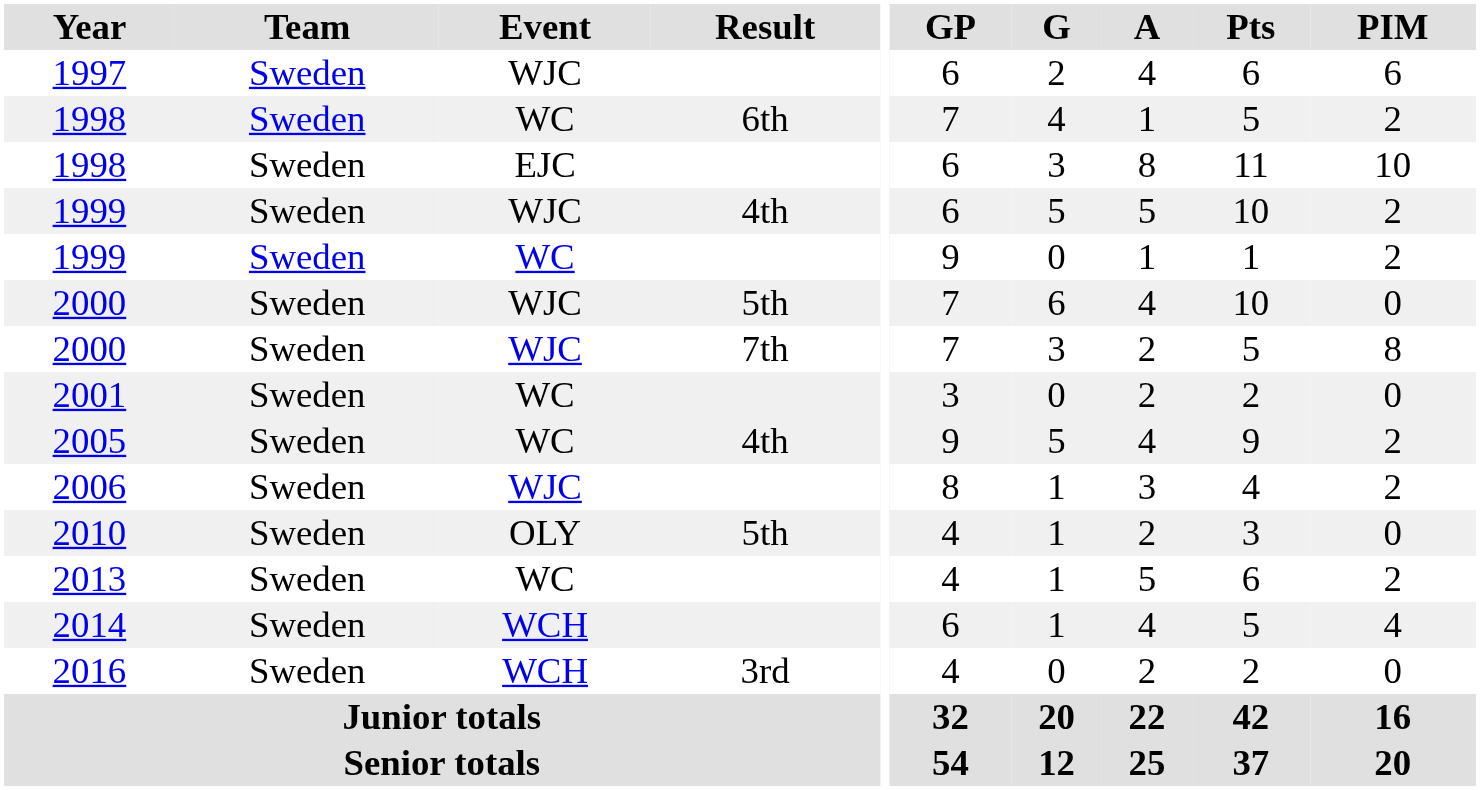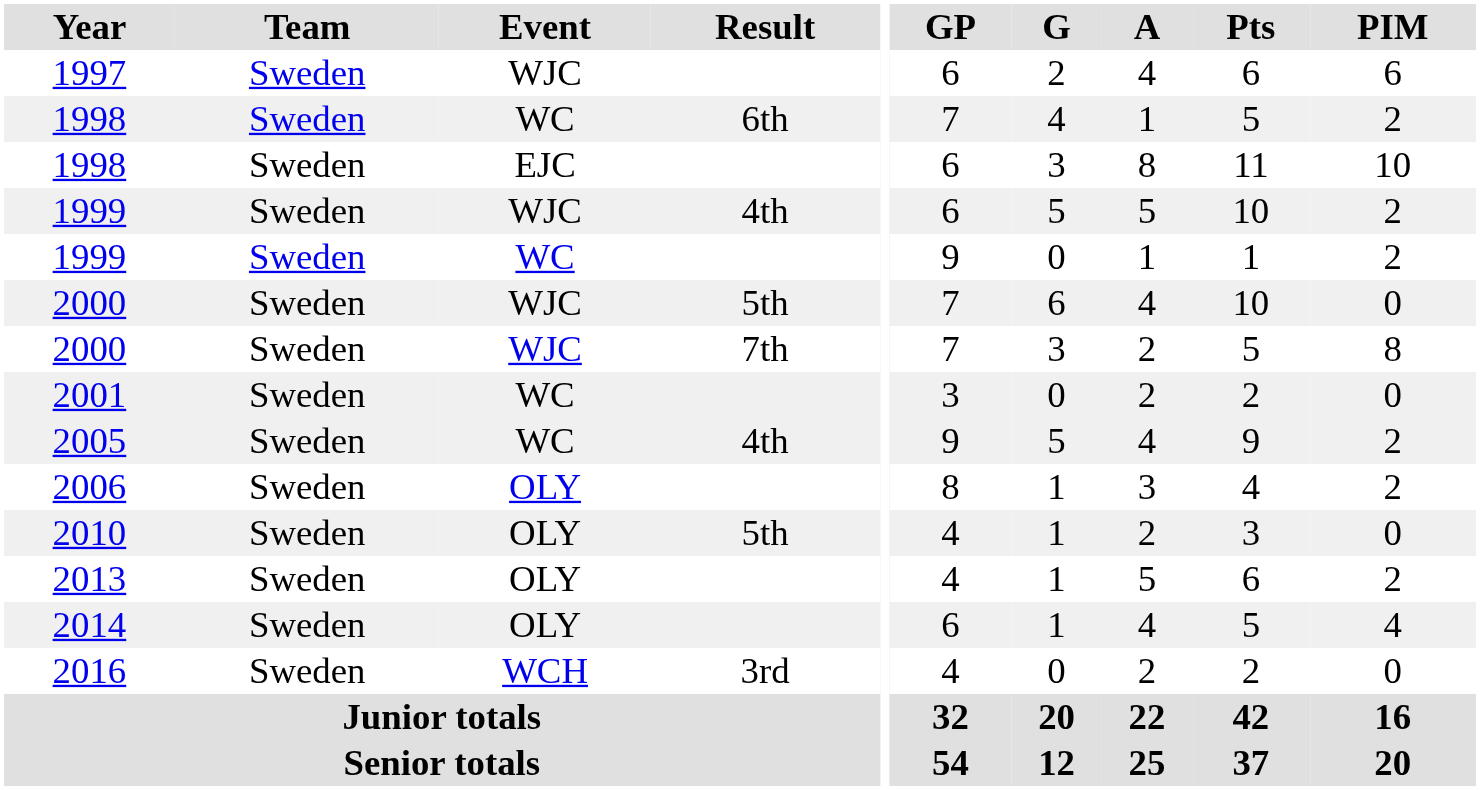(545, 486) WJC -> (545, 486) OLY
(545, 578) WC -> (545, 578) OLY
(545, 624) WCH -> (545, 624) OLY
